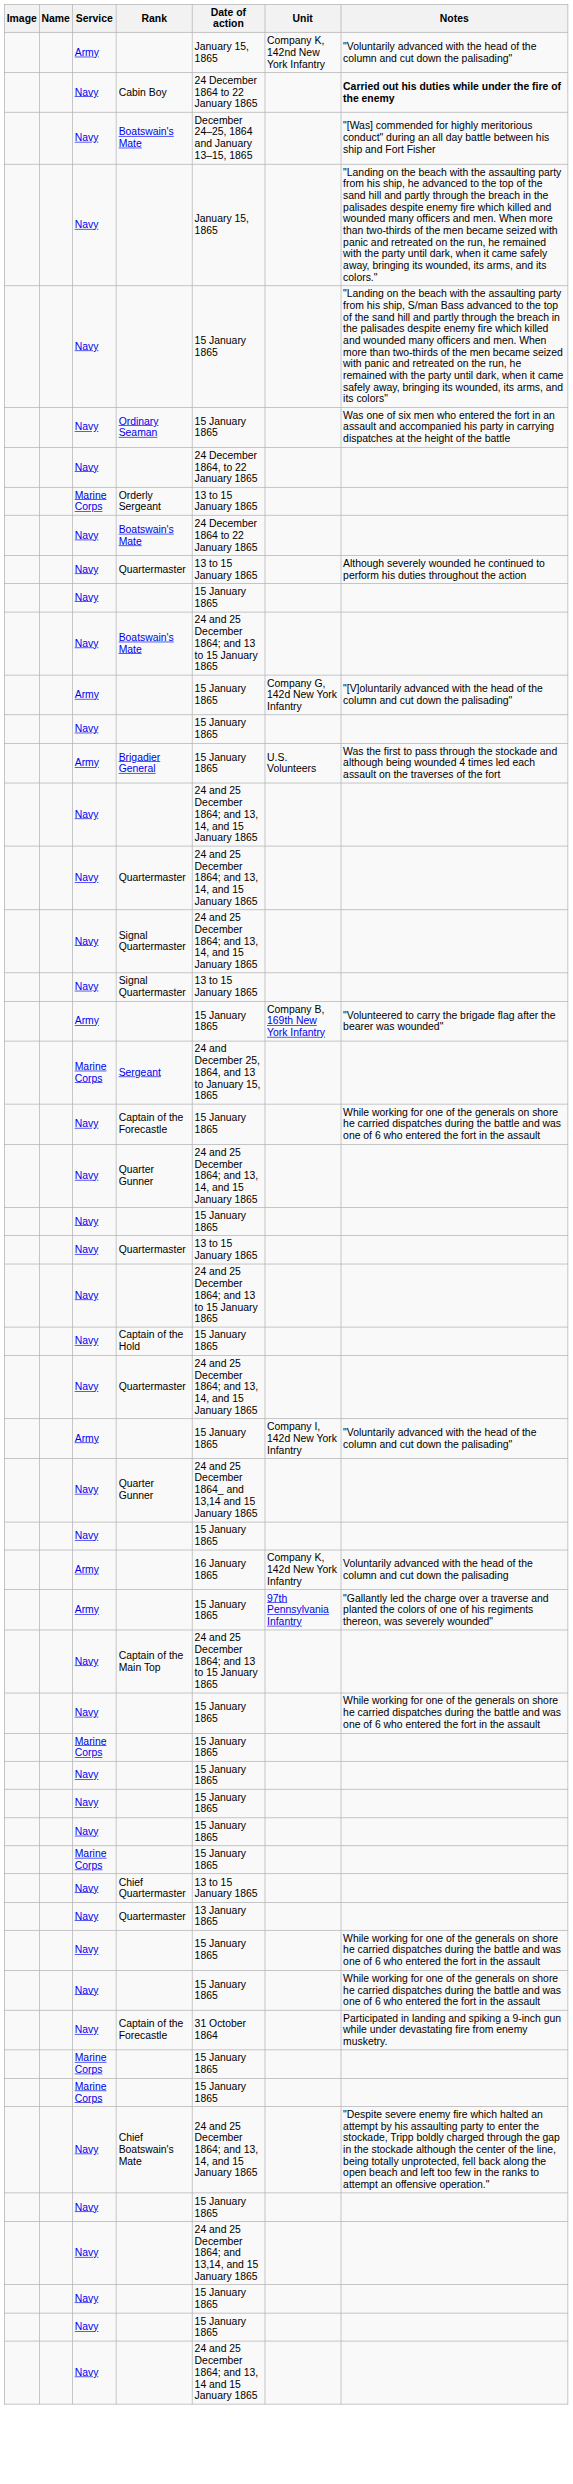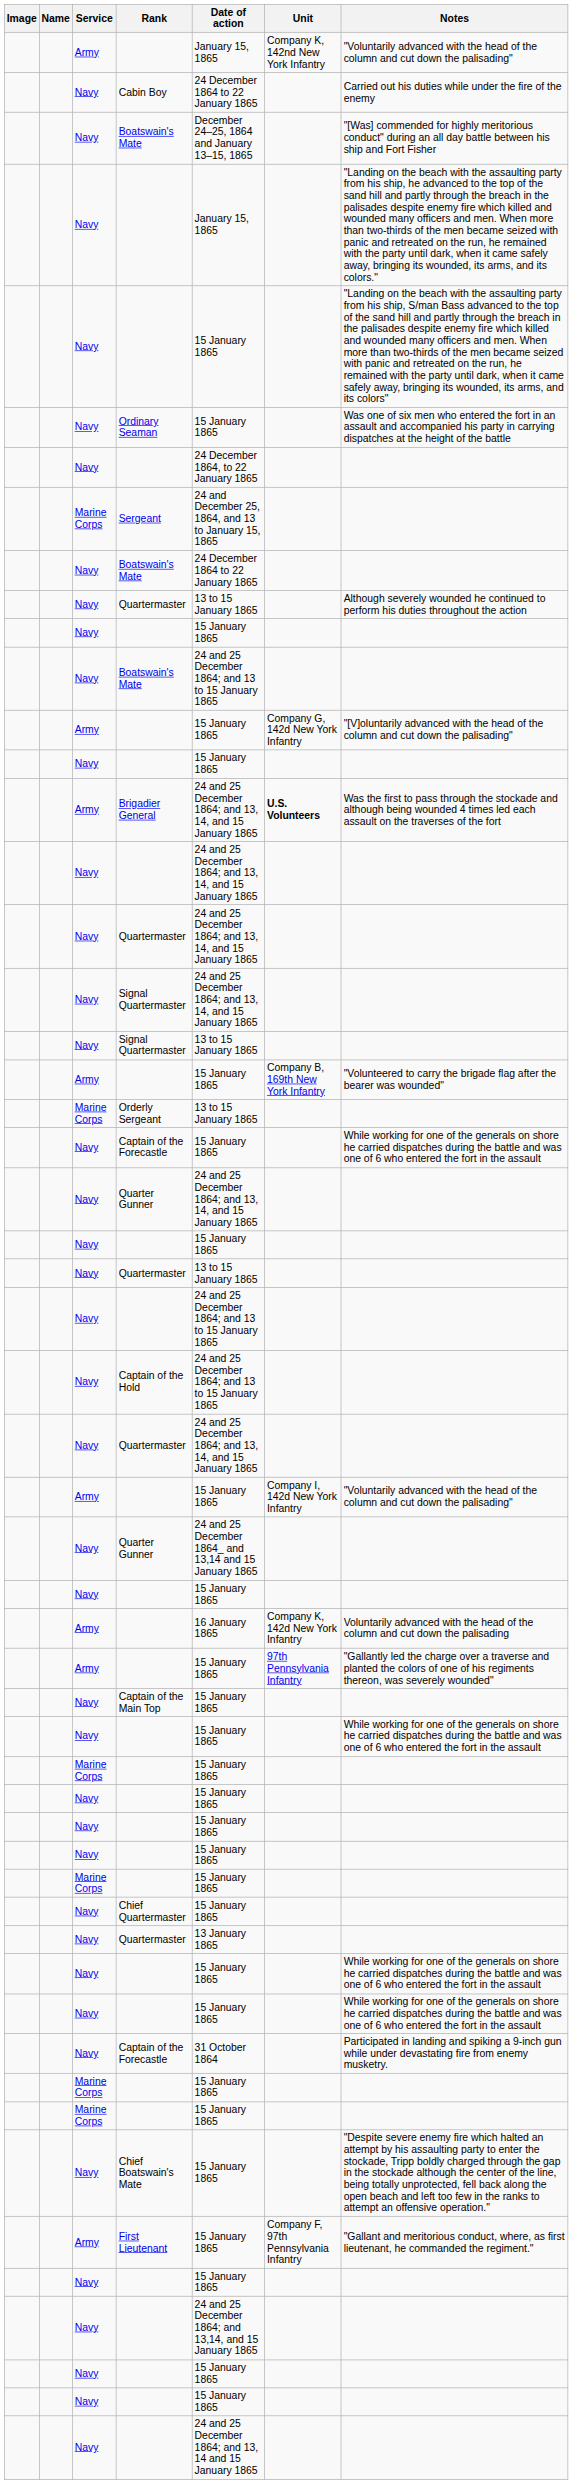(452, 92) bold -> (453, 92) normal
rows swapped: (91, 1072) <-> (91, 501)
(220, 763) 15 January 1865 -> (226, 810) 24 and 25 December 1864; and 13, 14, and 15 January 1865
(292, 763) normal -> (293, 810) bold
(220, 1341) 15 January 1865 -> (226, 1382) 24 and 25 December 1864; and 13 to 15 January 1865
(226, 1661) 24 and 25 December 1864; and 13 to 15 January 1865 -> (220, 1702) 15 January 1865
(226, 1888) 13 to 15 January 1865 -> (220, 1911) 15 January 1865
(226, 2149) 24 and 25 December 1864; and 13, 14, and 15 January 1865 -> (220, 2173) 15 January 1865
+ row: (87, 2242)
